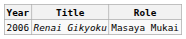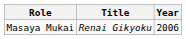columns swapped: (18, 12) <-> (145, 12)
